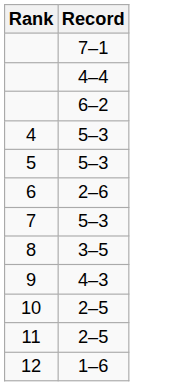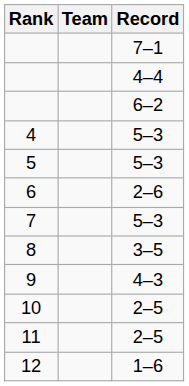+ column: (85, 18)
